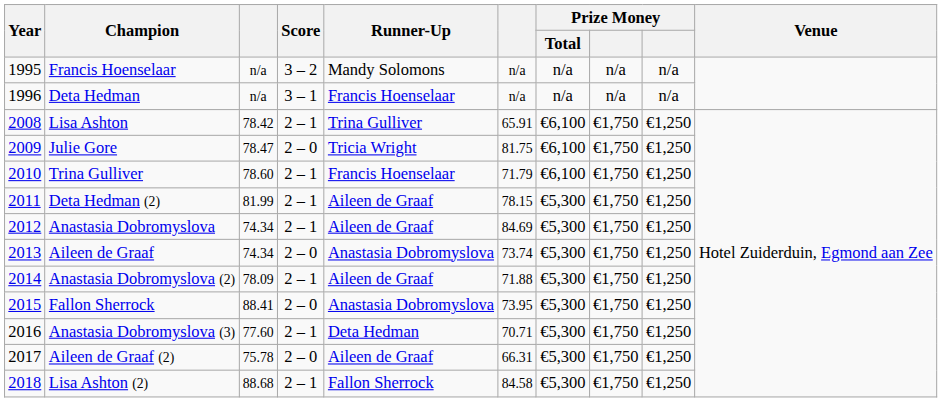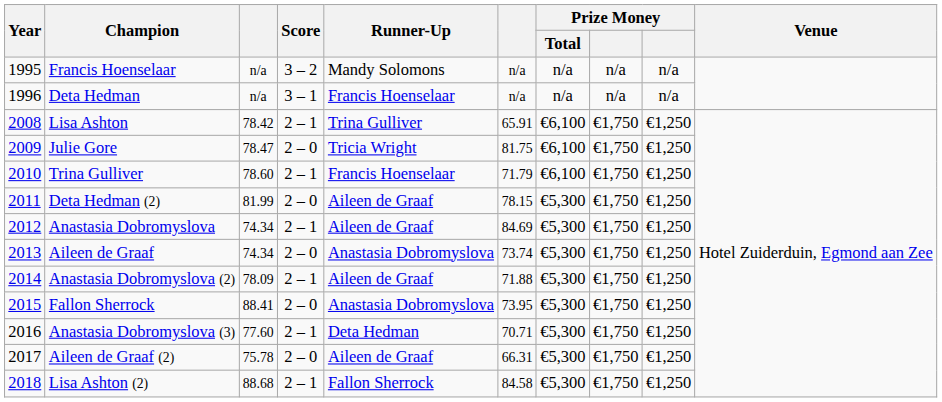(301, 200) 2 – 1 -> (301, 200) 2 – 0
